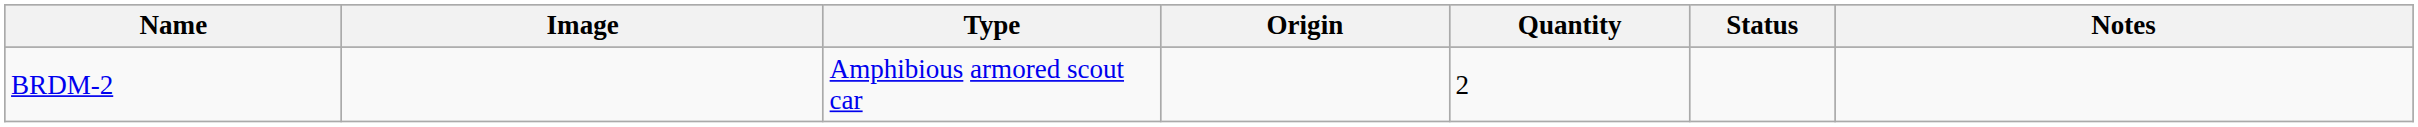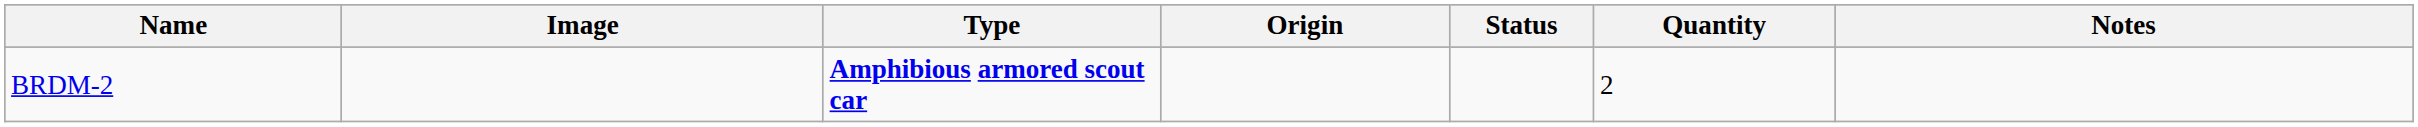columns swapped: (1570, 25) <-> (1762, 25)
(977, 84) normal -> (987, 84) bold
